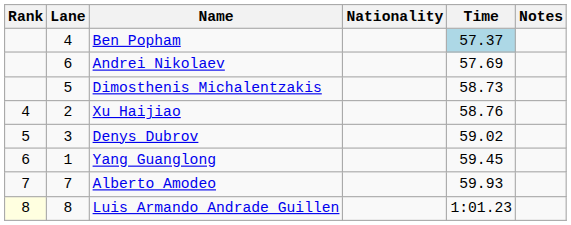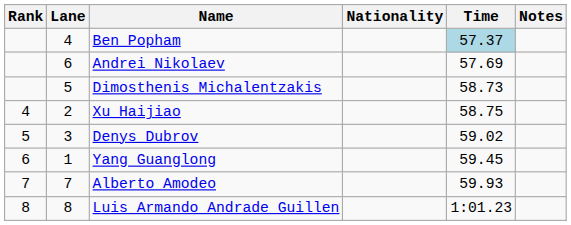(481, 112) 58.76 -> (481, 112) 58.75
(26, 208) lightyellow background -> (26, 208) no background
